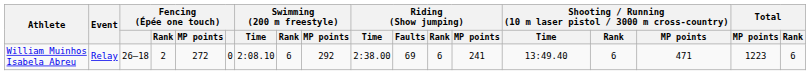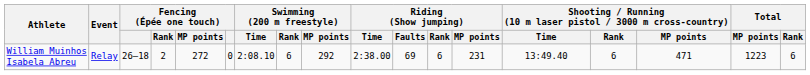(477, 56) 241 -> (477, 56) 231
